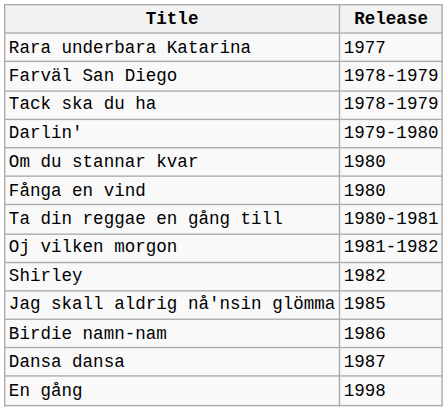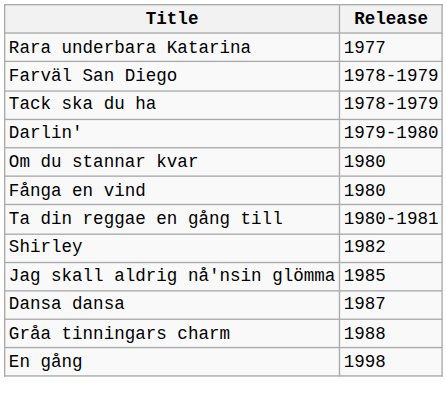- row: (93, 248)
- row: (88, 334)
+ row: (119, 334)
